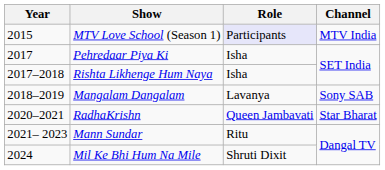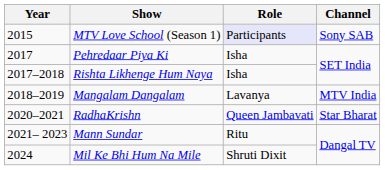(348, 34) MTV India -> (346, 34) Sony SAB
(346, 94) Sony SAB -> (348, 94) MTV India
